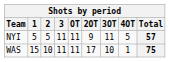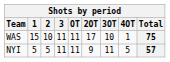rows swapped: (14, 37) <-> (14, 50)
